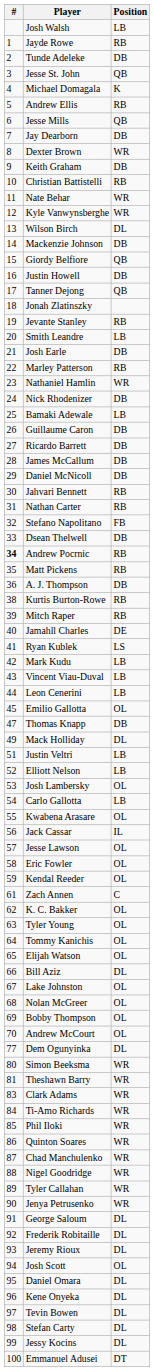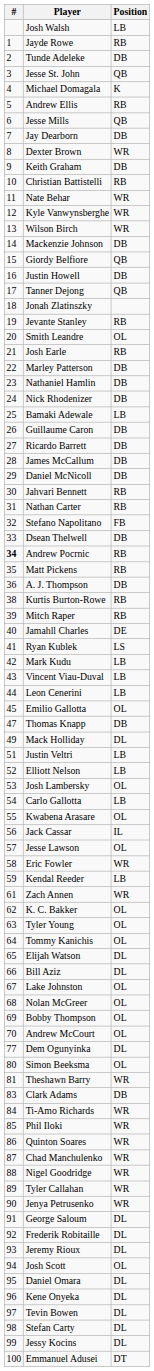(120, 228) DL -> (121, 228) WR
(120, 337) LB -> (120, 337) OL
(120, 352) DB -> (120, 352) RB
(120, 368) RB -> (120, 368) DB
(121, 383) WR -> (120, 383) DB
(120, 863) OL -> (121, 863) WR
(120, 879) OL -> (120, 879) LB
(117, 894) C -> (121, 894) WR
(120, 956) OL -> (120, 956) DL
(121, 1064) WR -> (120, 1064) OL
(121, 1095) WR -> (120, 1095) DB
